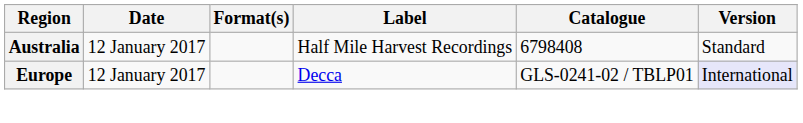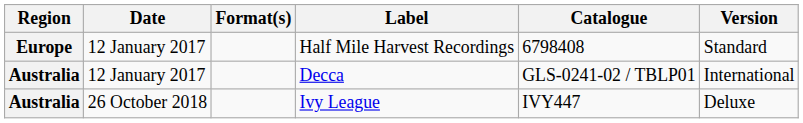(44, 46) Australia -> (44, 46) Europe
(44, 74) Europe -> (44, 74) Australia
(747, 74) lavender background -> (749, 74) no background
+ row: (340, 103)
